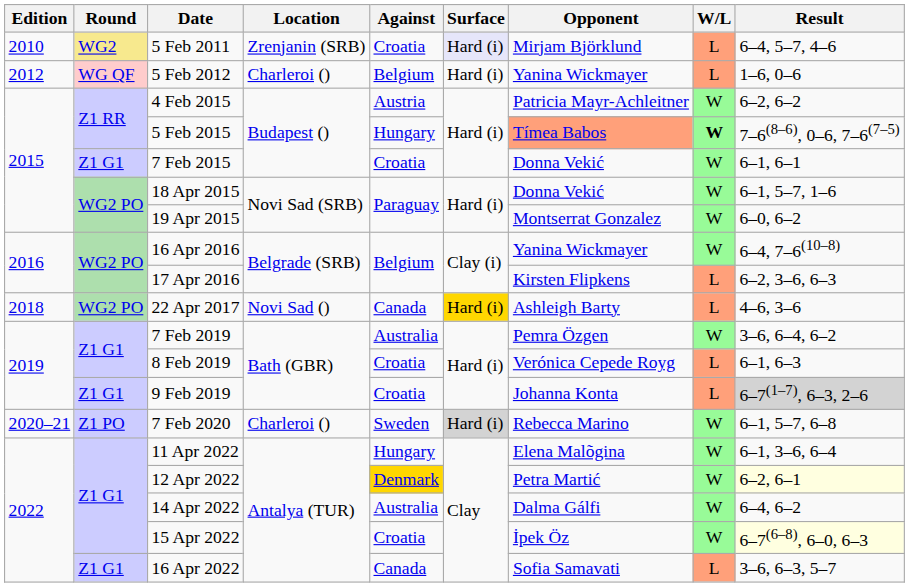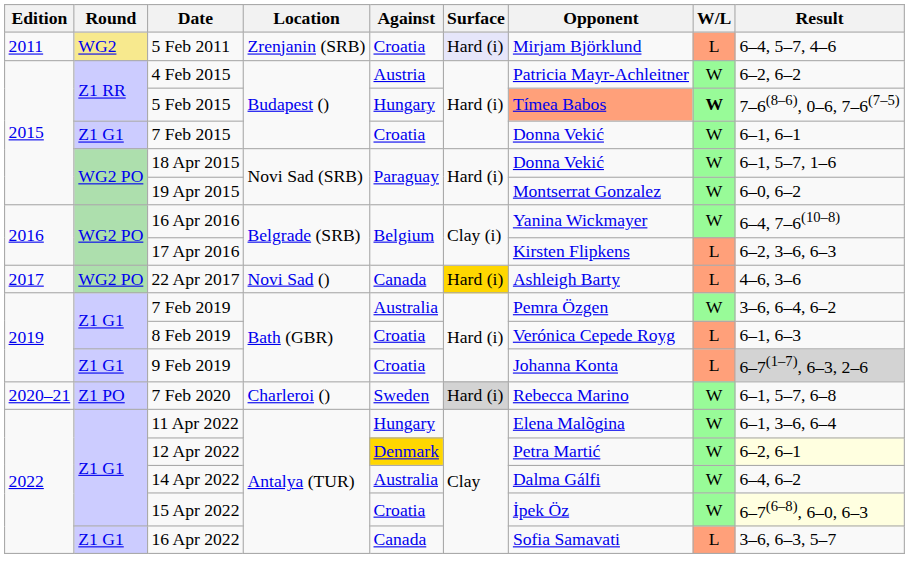(26, 46) 2010 -> (26, 46) 2011
- row: (191, 74)
(26, 307) 2018 -> (26, 279) 2017
